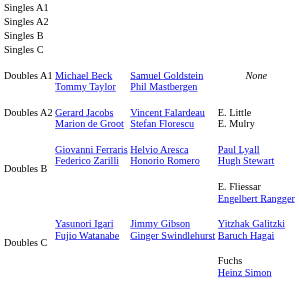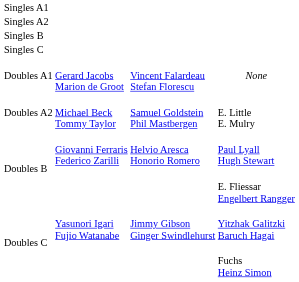(85, 81) Michael Beck Tommy Taylor -> (90, 81) Gerard Jacobs Marion de Groot
(167, 81) Samuel Goldstein Phil Mastbergen -> (168, 81) Vincent Falardeau Stefan Florescu
(90, 118) Gerard Jacobs Marion de Groot -> (85, 118) Michael Beck Tommy Taylor
(168, 118) Vincent Falardeau Stefan Florescu -> (167, 118) Samuel Goldstein Phil Mastbergen
